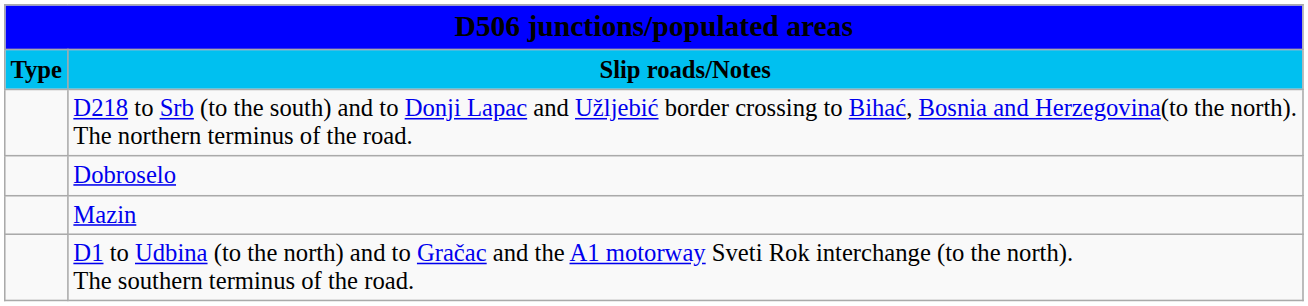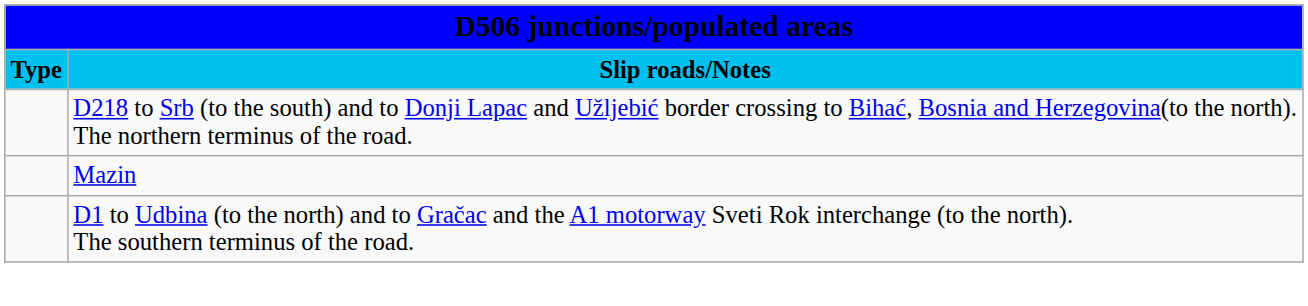- row: (125, 175)
